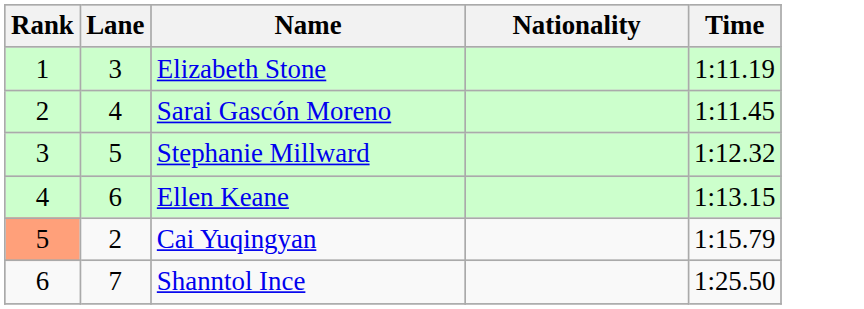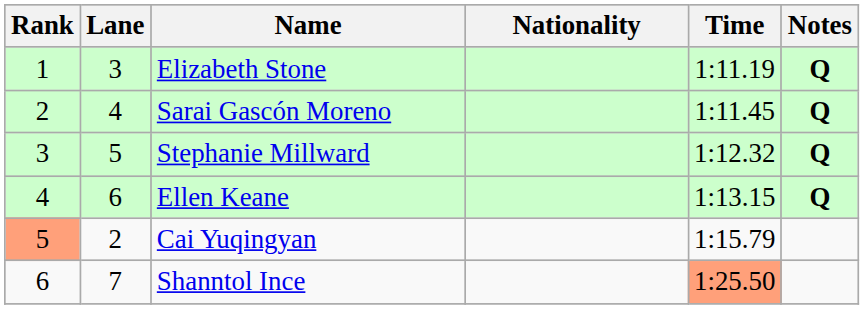+ column: (820, 25)
(735, 281) no background -> (735, 281) lightsalmon background
